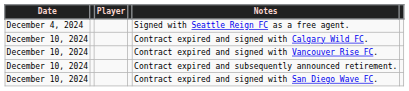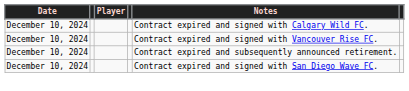- row: (45, 25)
